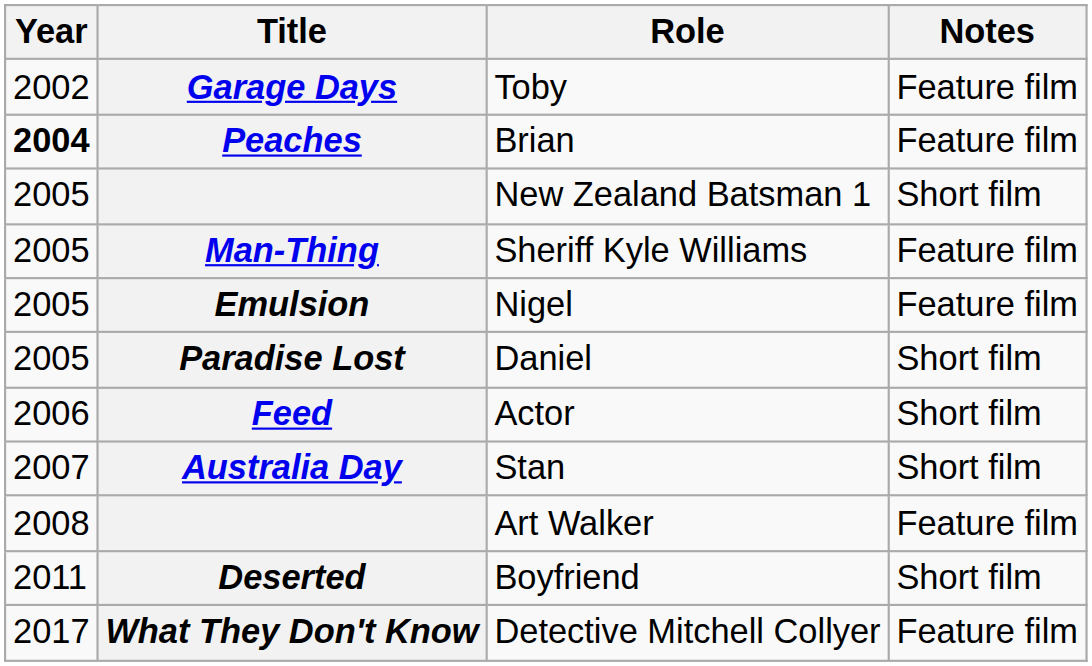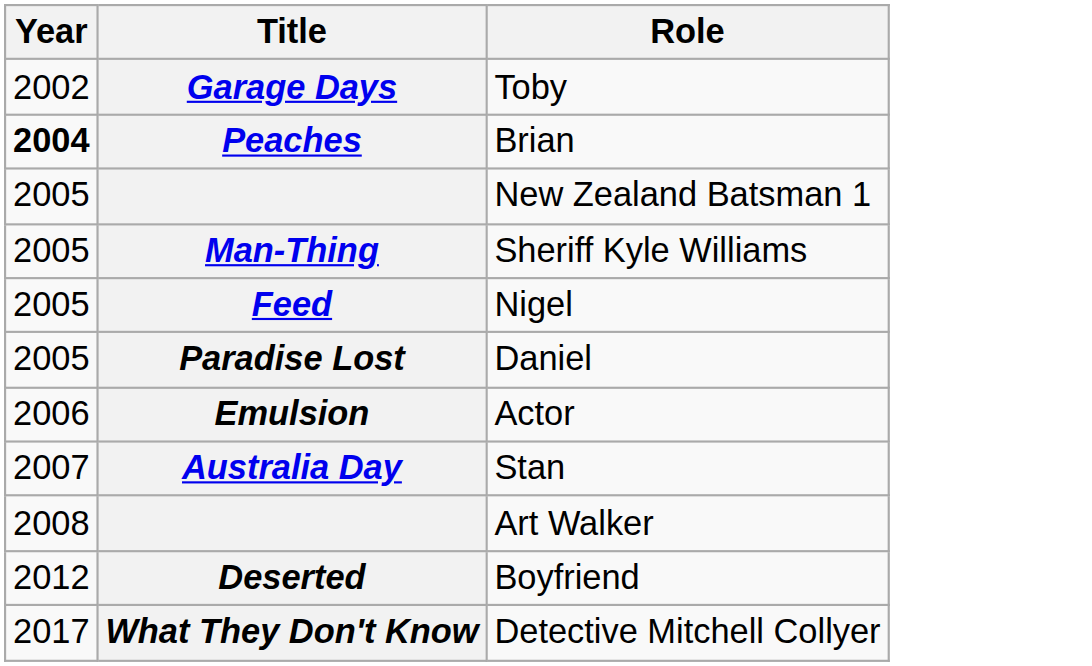- column: (987, 31)
(292, 304) Emulsion -> (292, 304) Feed
(292, 413) Feed -> (292, 413) Emulsion
(50, 577) 2011 -> (51, 577) 2012
